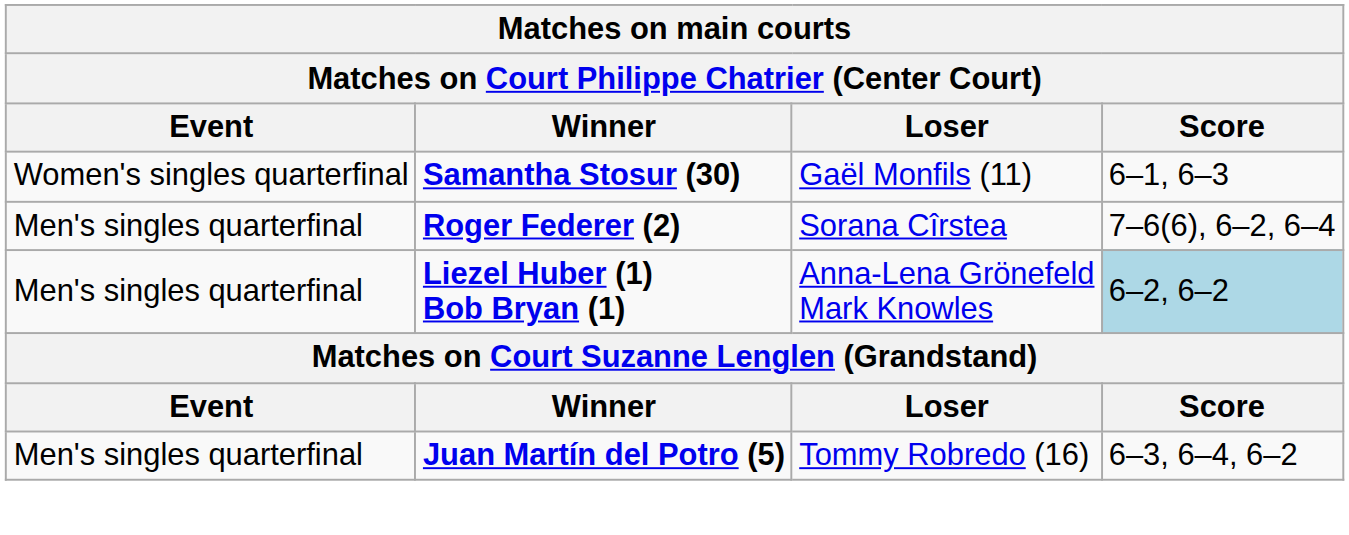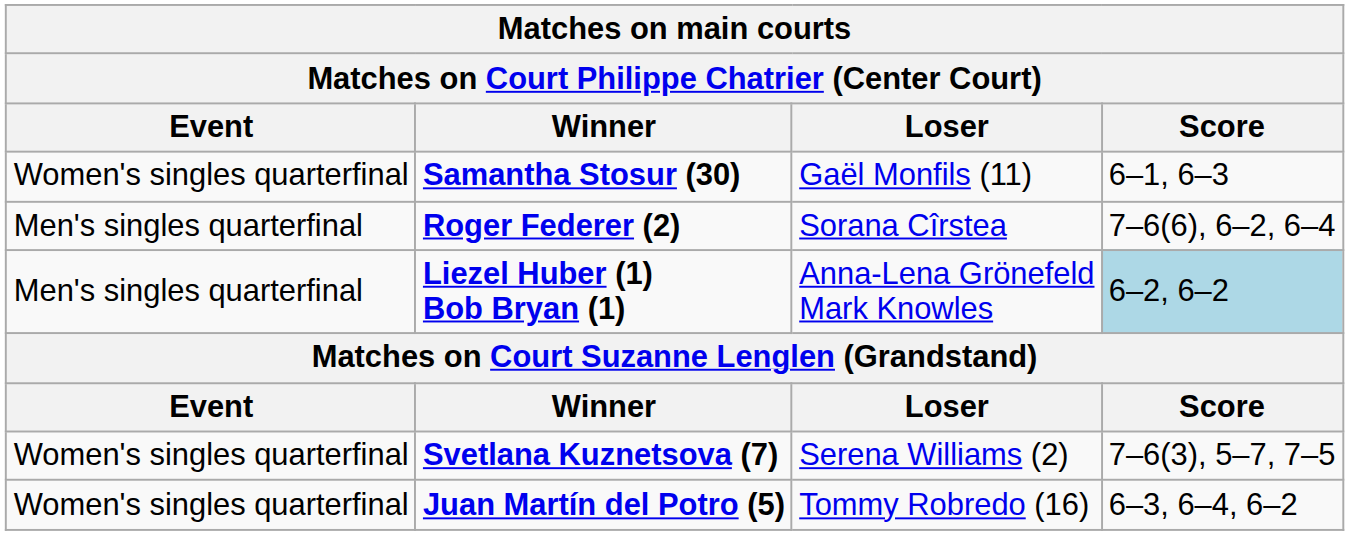+ row: (601, 455)
(188, 455) Men's singles quarterfinal -> (211, 504) Women's singles quarterfinal
